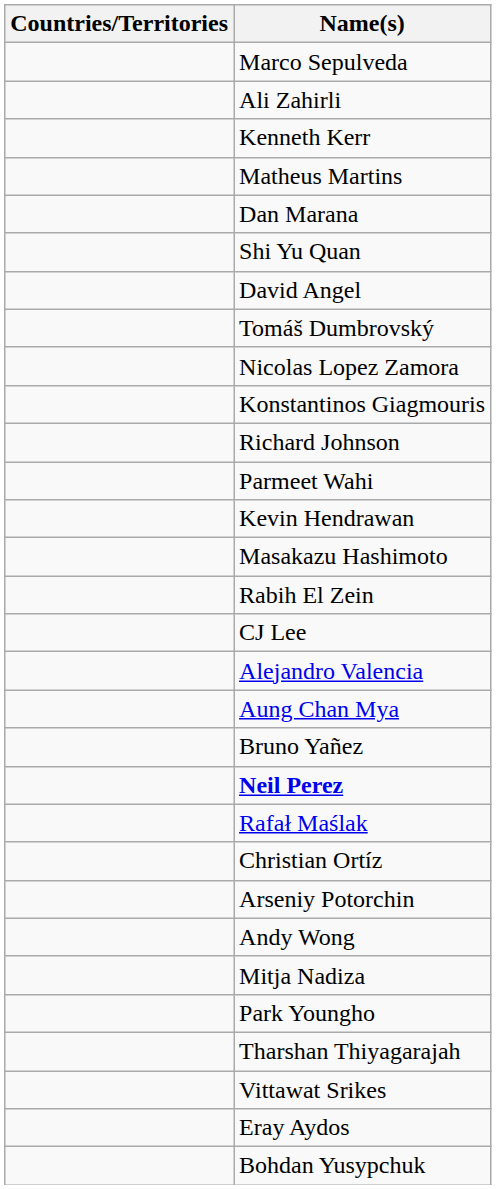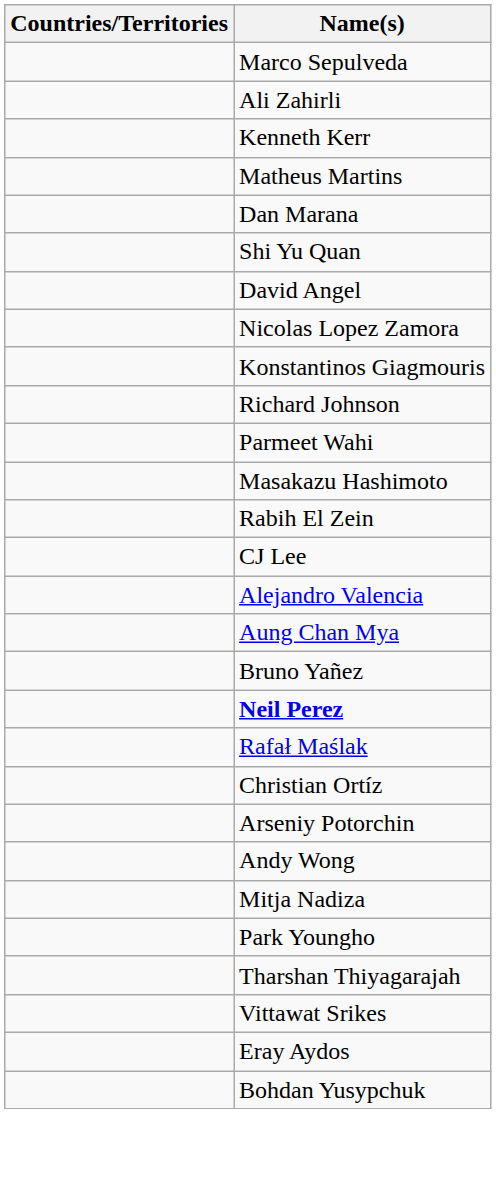- row: (337, 328)
- row: (327, 518)
